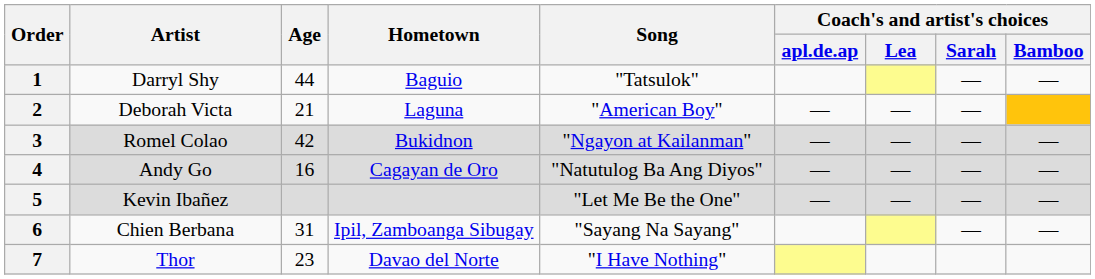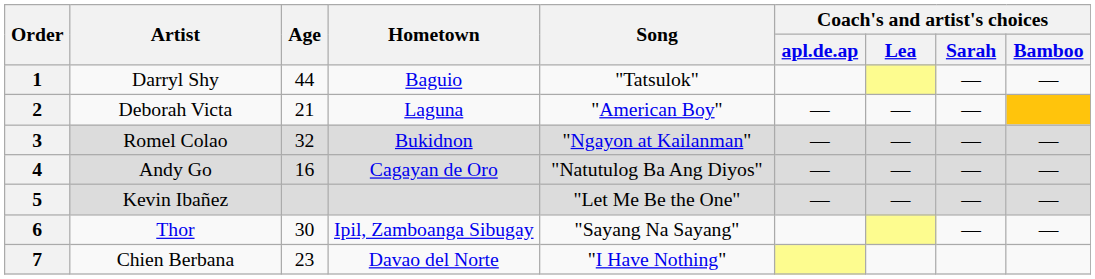(305, 140) 42 -> (305, 140) 32
(175, 229) Chien Berbana -> (175, 229) Thor
(305, 229) 31 -> (305, 229) 30
(175, 259) Thor -> (175, 259) Chien Berbana
